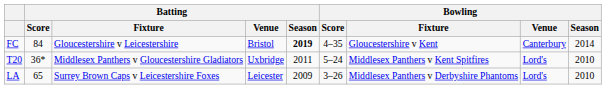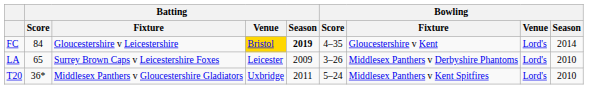(261, 44) no background -> (261, 44) gold background
(544, 44) Canterbury -> (535, 44) Lord's
rows swapped: (13, 76) <-> (14, 60)
